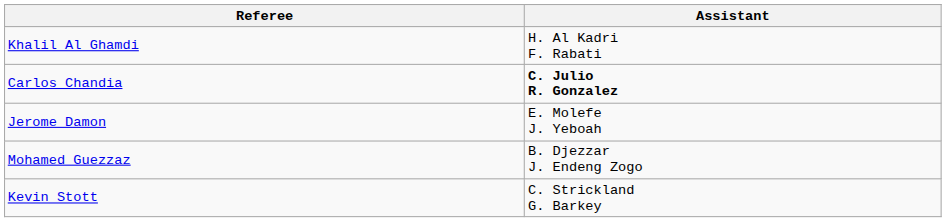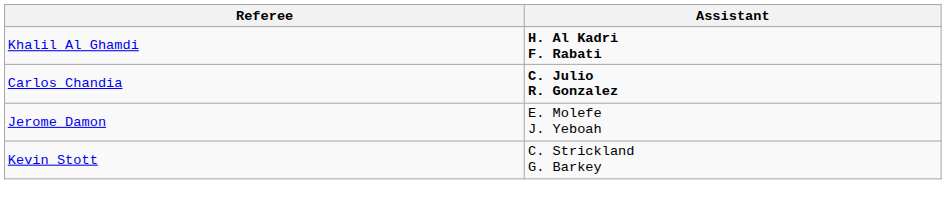(573, 46) normal -> (573, 46) bold
- row: (69, 160)
